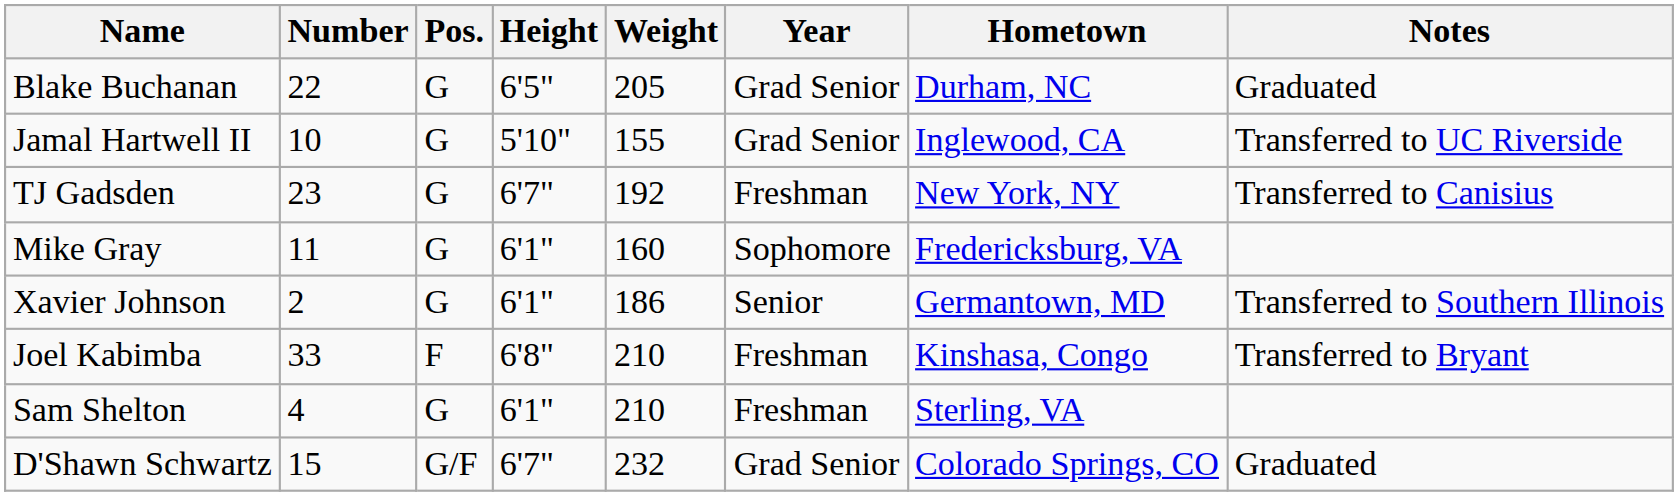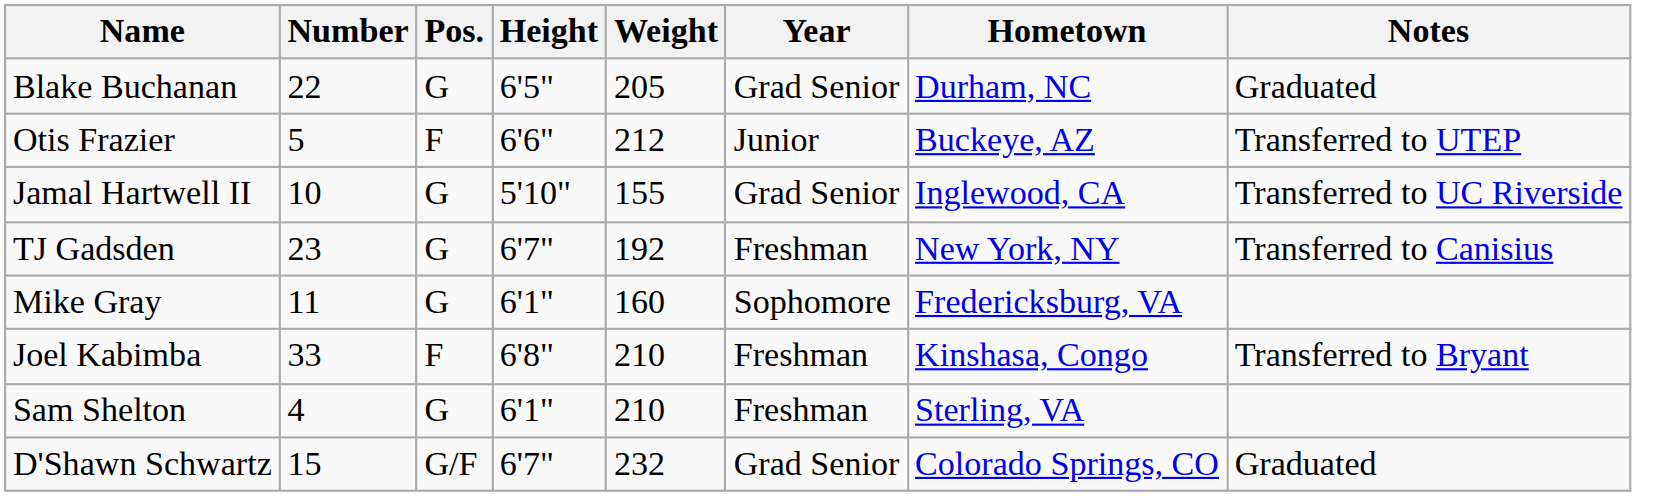+ row: (94, 139)
- row: (119, 301)
